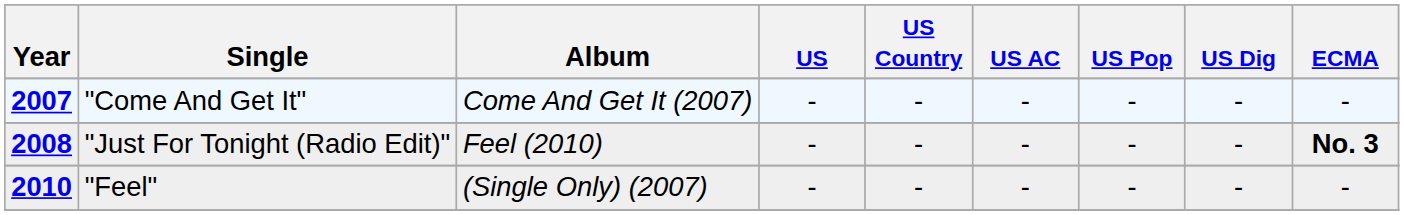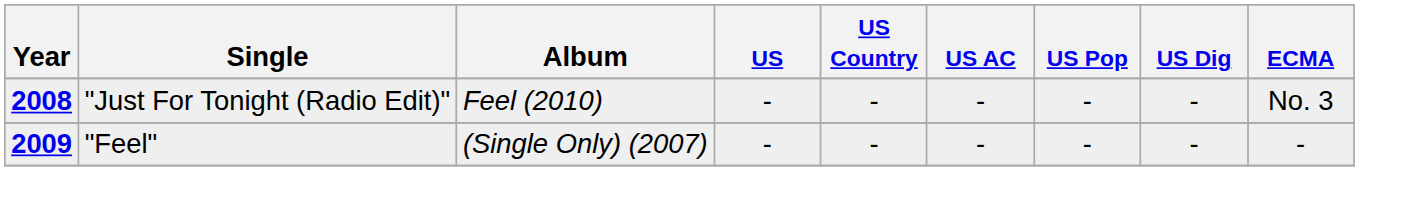- row: (195, 100)
(1345, 143) bold -> (1301, 100) normal
(42, 187) 2010 -> (42, 143) 2009
